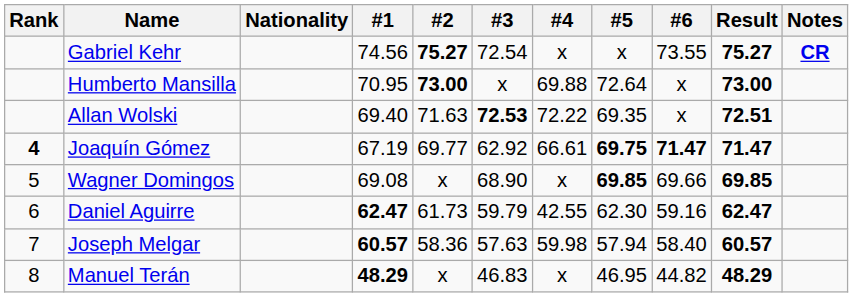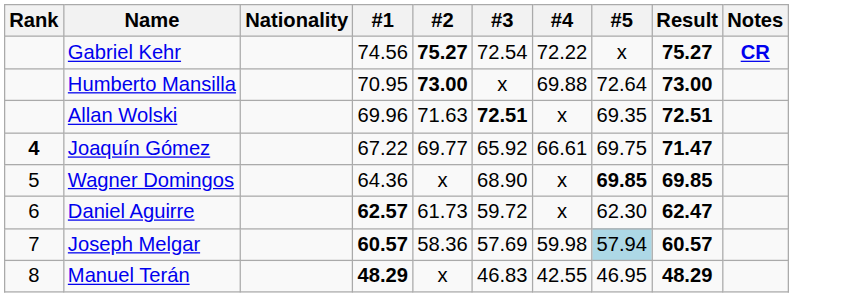- column: (682, 20)
(562, 52) x -> (562, 52) 72.22
(383, 116) 69.40 -> (383, 116) 69.96
(502, 116) 72.53 -> (502, 116) 72.51
(562, 116) 72.22 -> (562, 116) x
(383, 148) 67.19 -> (383, 148) 67.22
(502, 148) 62.92 -> (502, 148) 65.92
(622, 148) bold -> (622, 148) normal
(383, 180) 69.08 -> (383, 180) 64.36
(383, 212) 62.47 -> (383, 212) 62.57
(502, 212) 59.79 -> (502, 212) 59.72
(562, 212) 42.55 -> (562, 212) x
(502, 244) 57.63 -> (502, 244) 57.69
(622, 244) no background -> (622, 244) lightblue background
(562, 276) x -> (562, 276) 42.55
